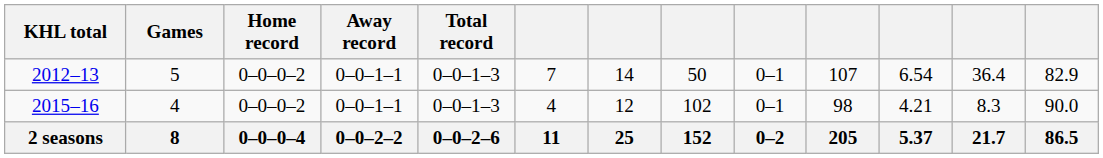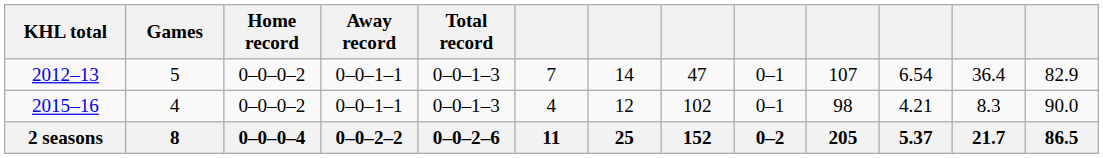(697, 74) 50 -> (697, 74) 47
